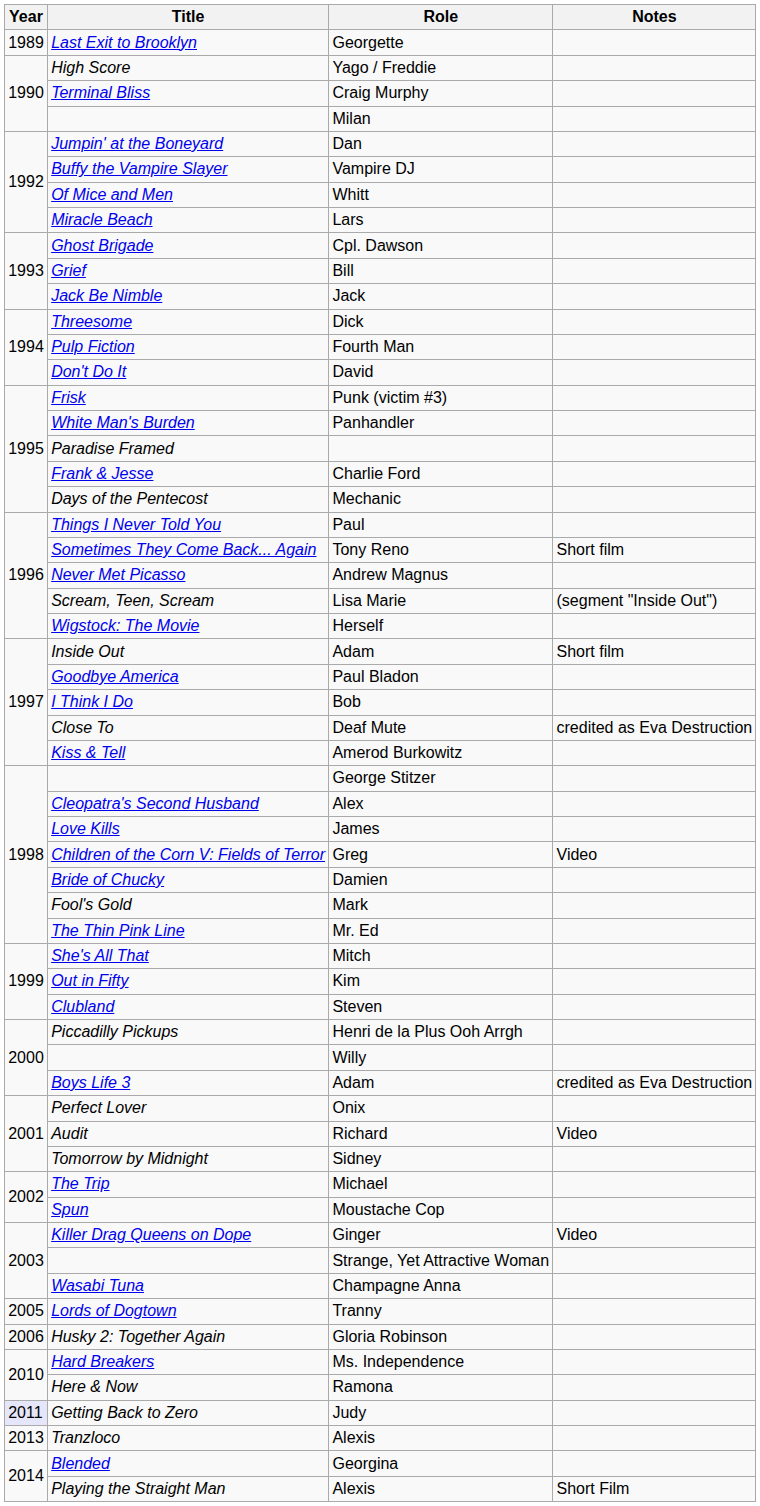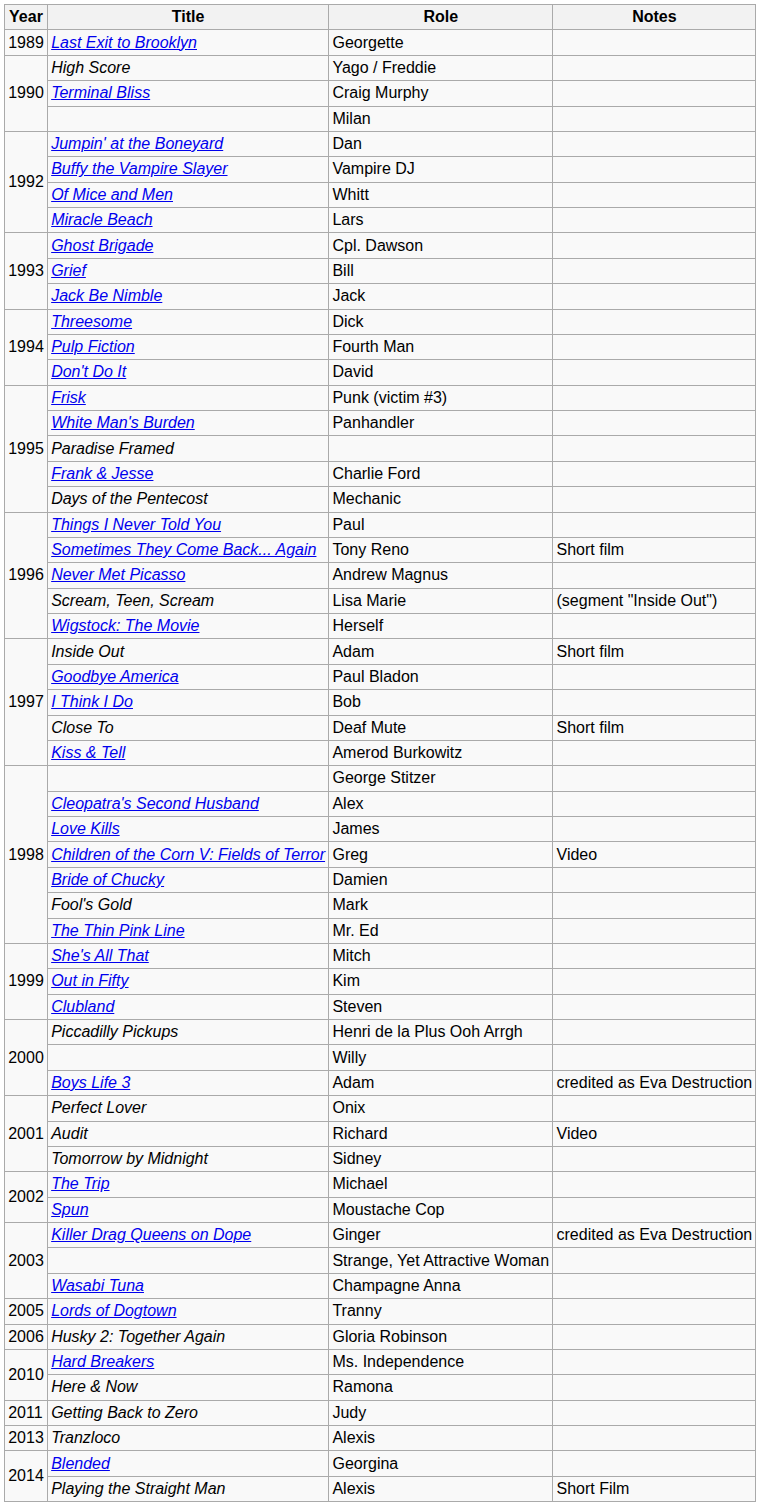(654, 727) credited as Eva Destruction -> (590, 727) Short film
(577, 1235) Video -> (654, 1235) credited as Eva Destruction
(25, 1412) lavender background -> (25, 1412) no background
